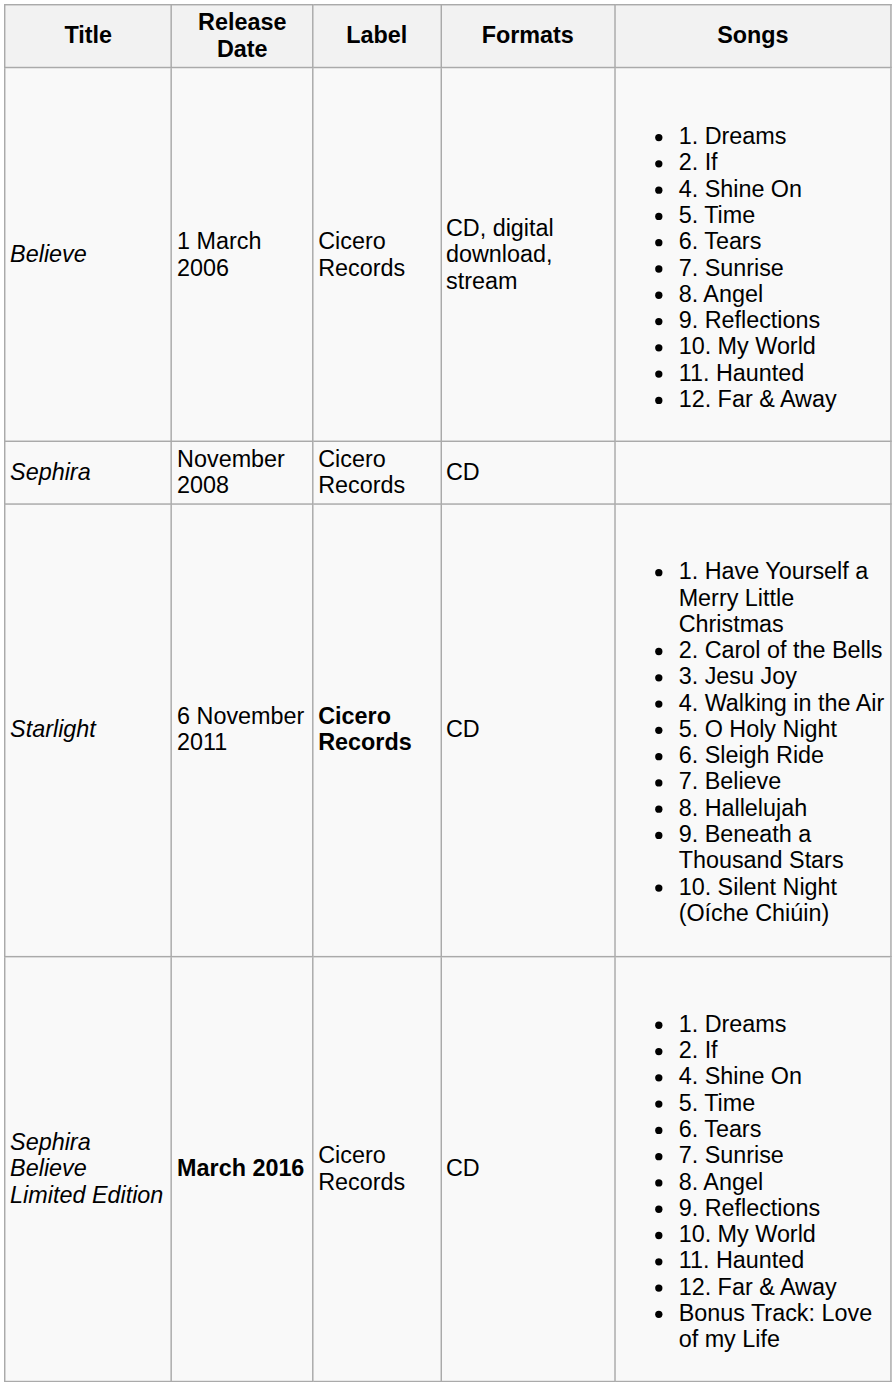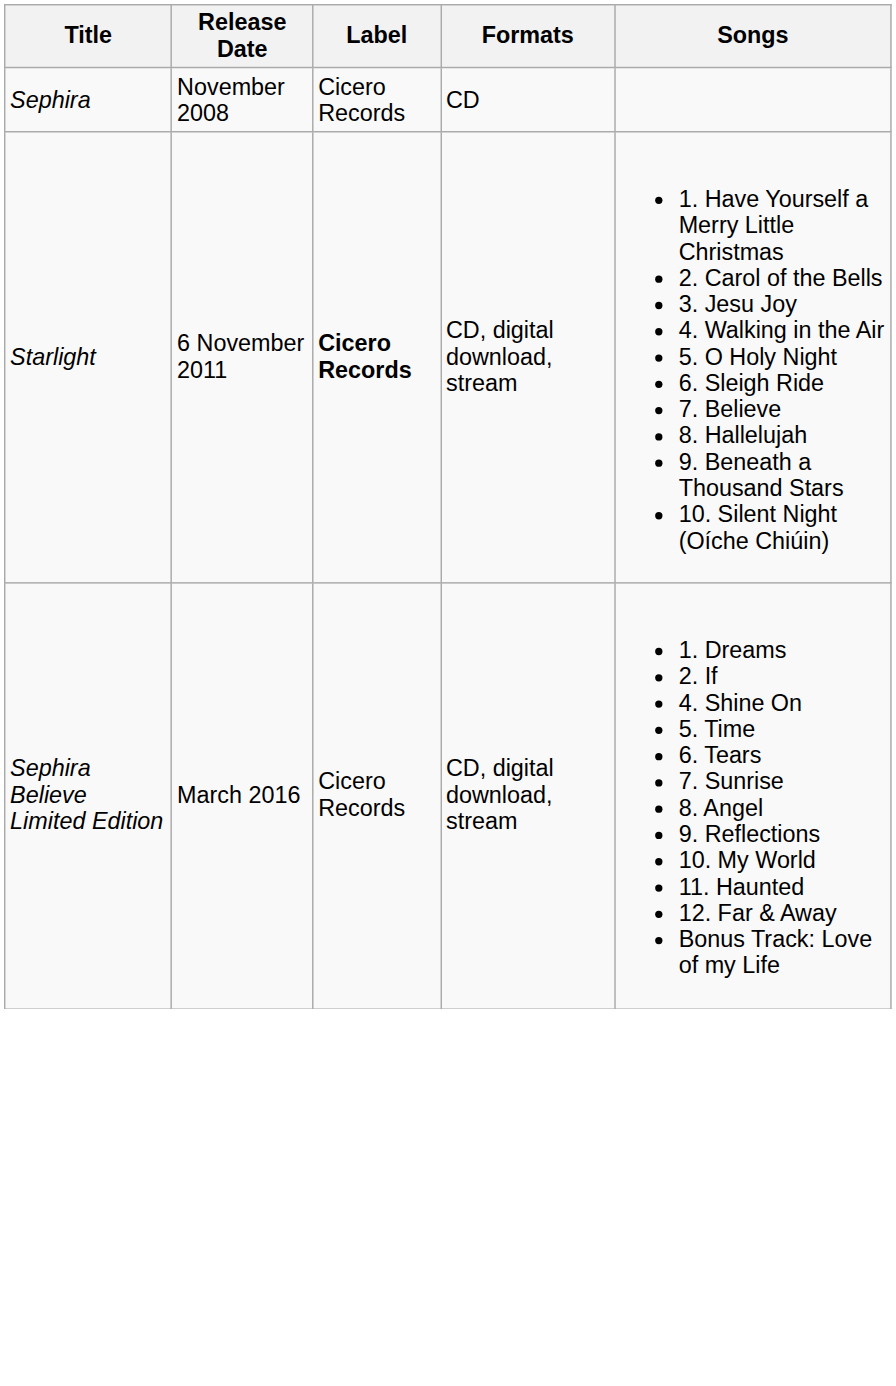- row: (48, 254)
(463, 729) CD -> (500, 356) CD, digital download, stream
(241, 1168) bold -> (239, 795) normal
(463, 1168) CD -> (500, 795) CD, digital download, stream
